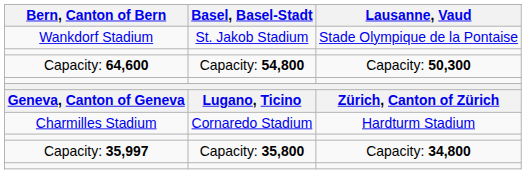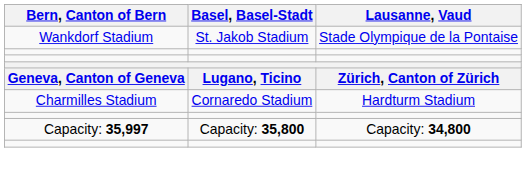- row: (96, 66)
